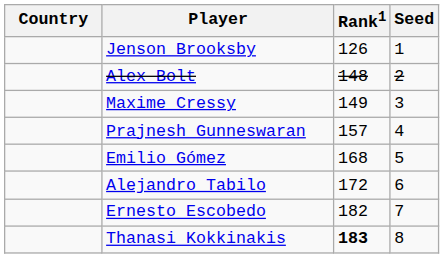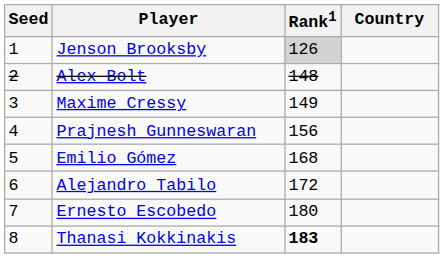columns swapped: (53, 20) <-> (414, 20)
(353, 50) no background -> (303, 50) lightgrey background
(353, 131) 157 -> (303, 131) 156
(353, 212) 182 -> (303, 212) 180
